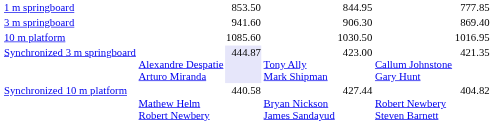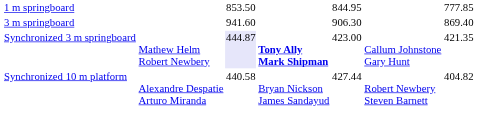- row: (35, 37)
(181, 70) Alexandre Despatie Arturo Miranda -> (174, 55) Mathew Helm Robert Newbery
(296, 70) normal -> (293, 55) bold
(174, 109) Mathew Helm Robert Newbery -> (181, 94) Alexandre Despatie Arturo Miranda
